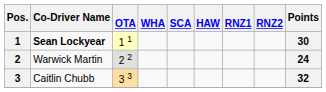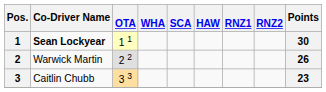(303, 59) 24 -> (303, 59) 26
(303, 78) 32 -> (303, 78) 23
